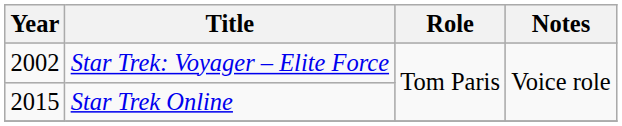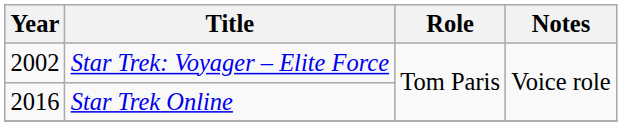(35, 101) 2015 -> (35, 101) 2016
